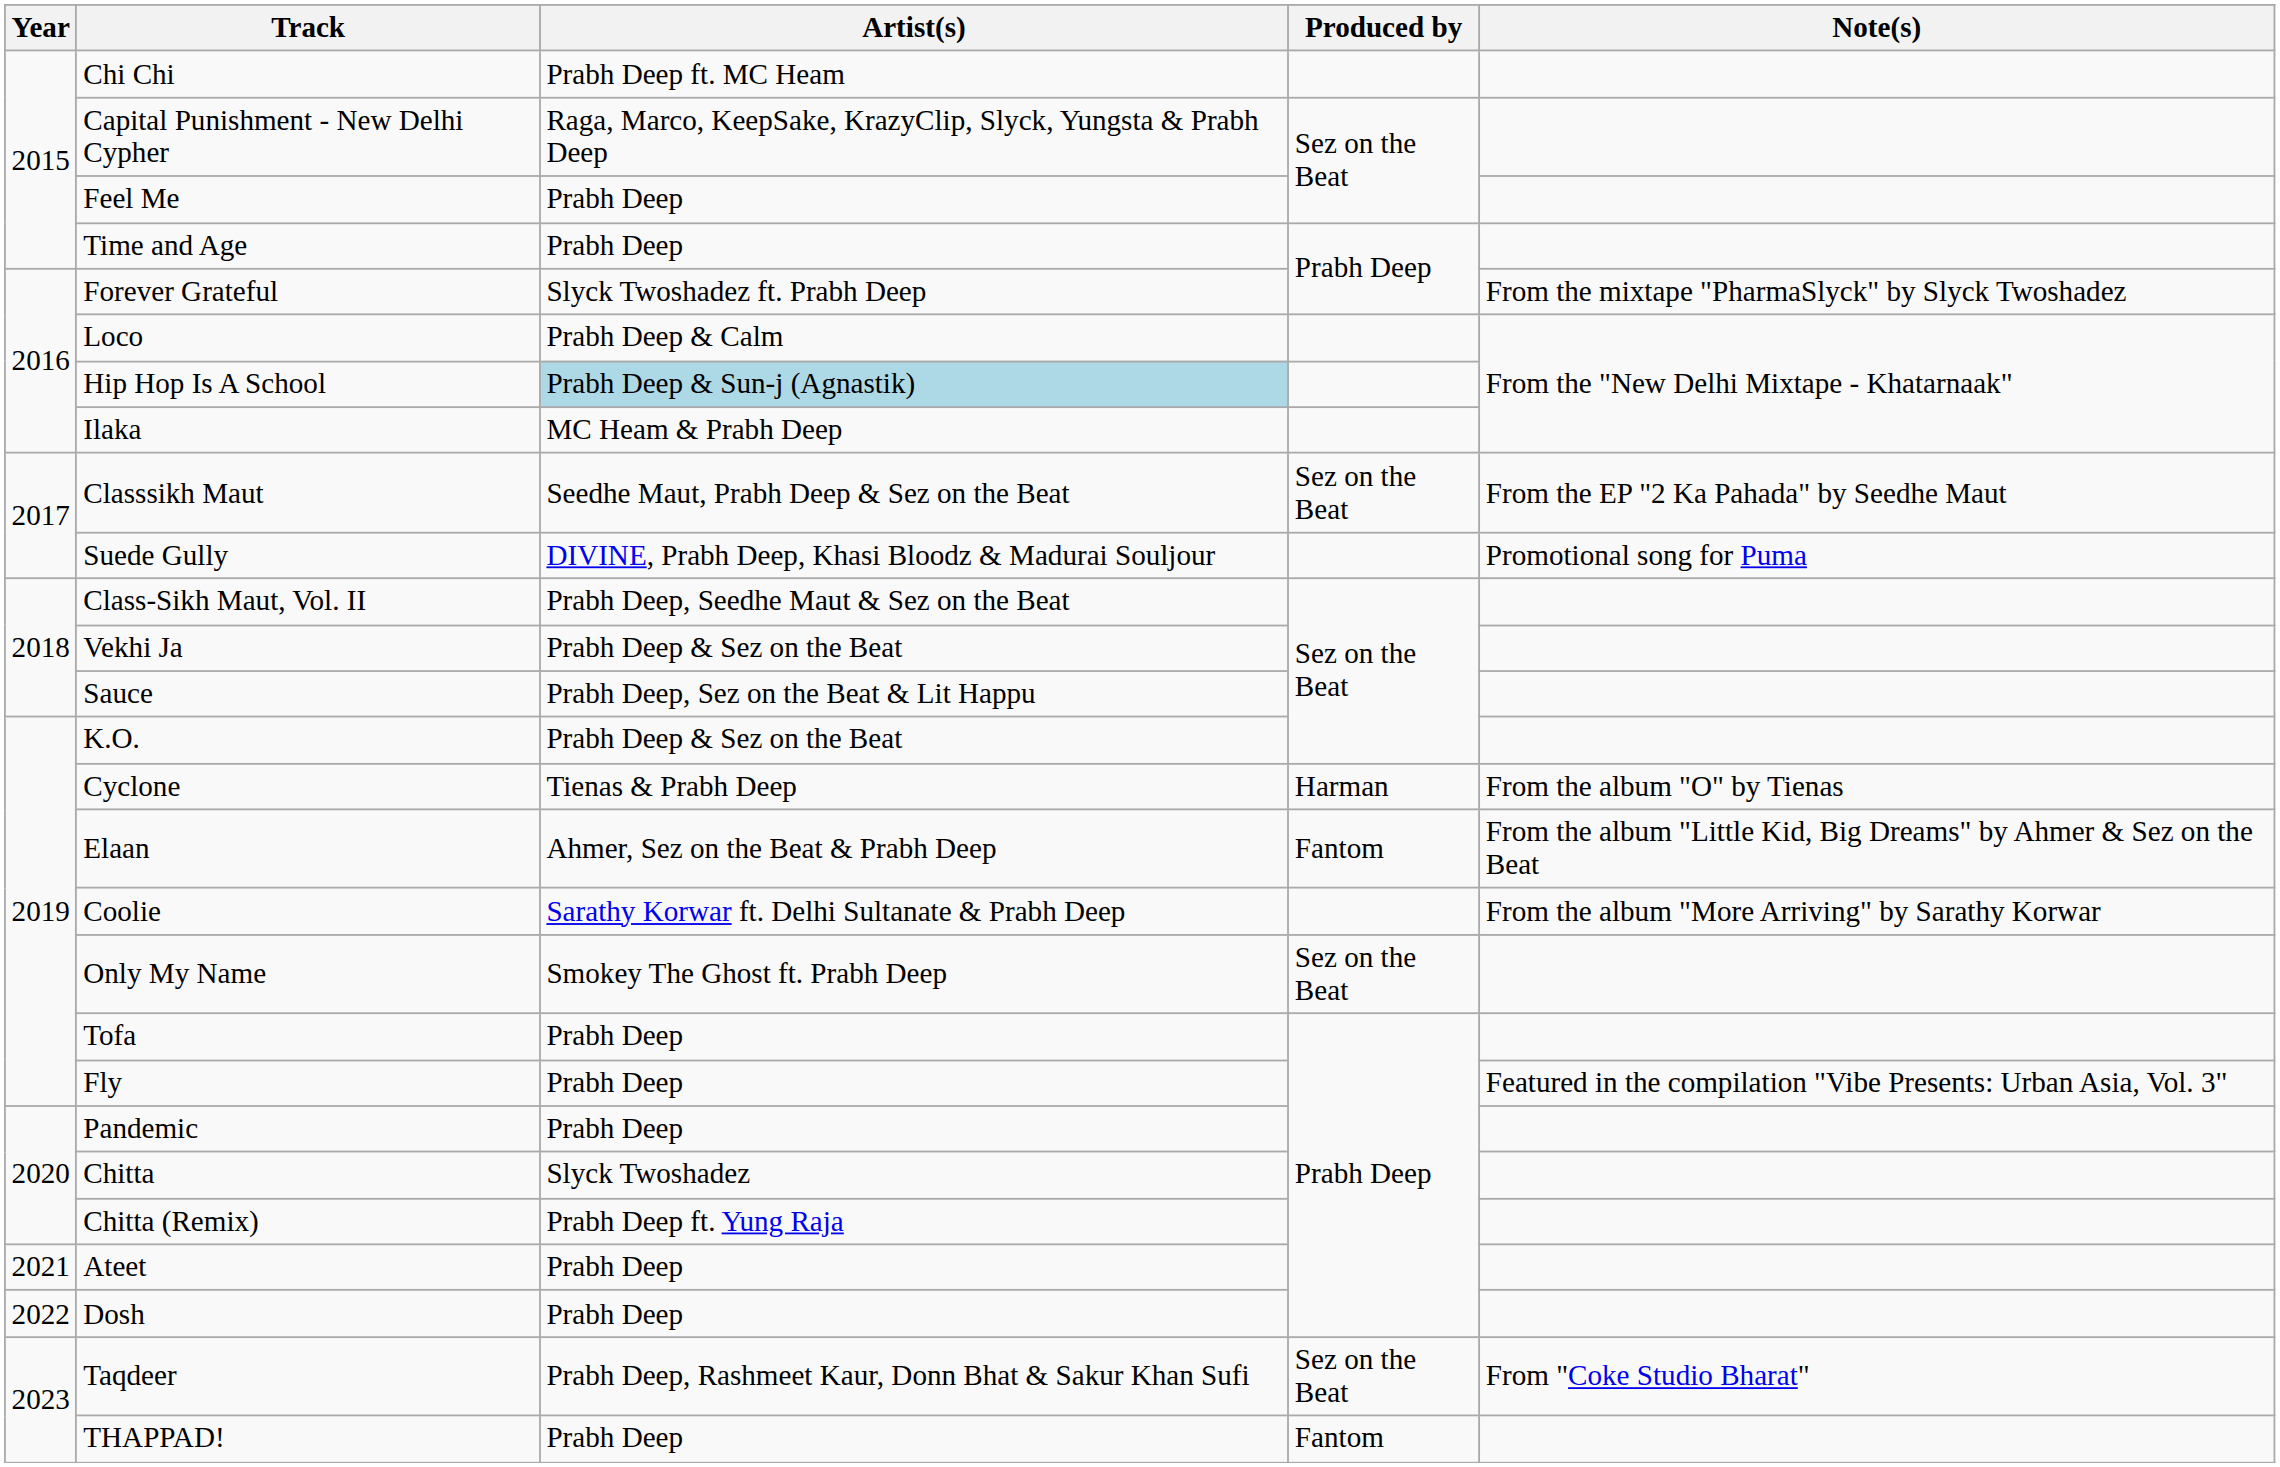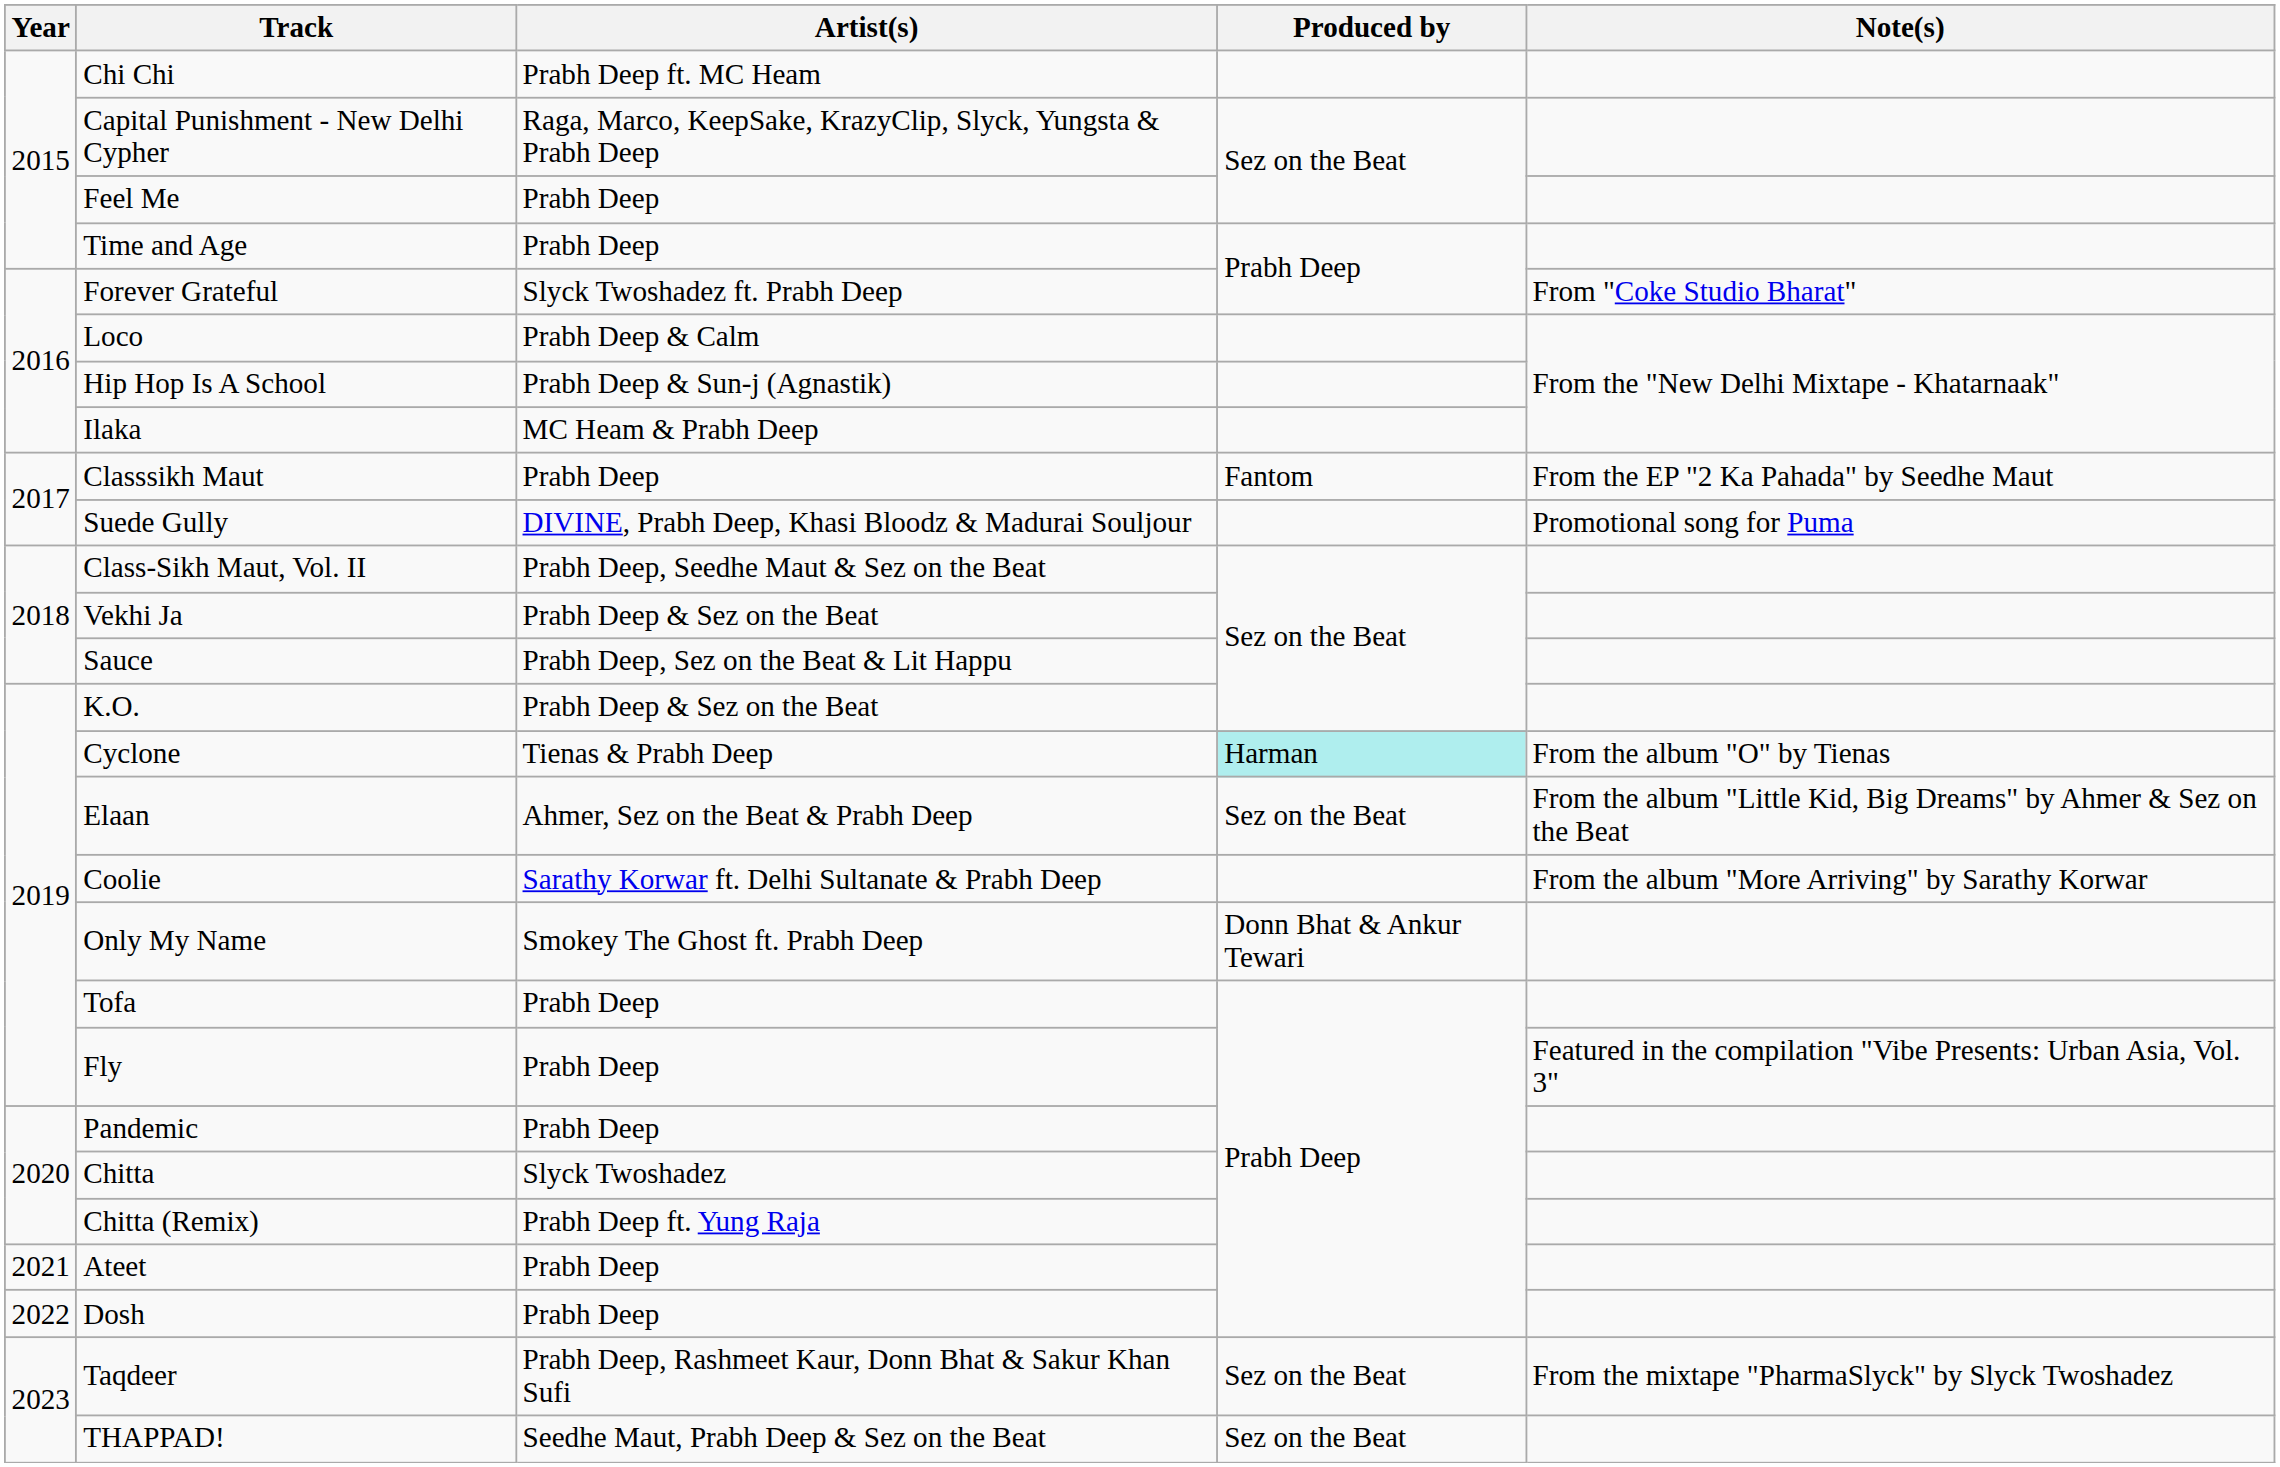(1806, 291) From the mixtape "PharmaSlyck" by Slyck Twoshadez -> (1694, 291) From "Coke Studio Bharat"
(731, 383) lightblue background -> (707, 383) no background
(808, 492) Seedhe Maut, Prabh Deep & Sez on the Beat -> (591, 475) Prabh Deep
(1356, 492) Sez on the Beat -> (1269, 475) Fantom
(1342, 785) no background -> (1271, 753) paleturquoise background
(1339, 848) Fantom -> (1315, 815) Sez on the Beat
(1356, 973) Sez on the Beat -> (1343, 940) Donn Bhat & Ankur Tewari
(1648, 1375) From "Coke Studio Bharat" -> (1853, 1375) From the mixtape "PharmaSlyck" by Slyck Twoshadez
(615, 1438) Prabh Deep -> (784, 1438) Seedhe Maut, Prabh Deep & Sez on the Beat
(1339, 1438) Fantom -> (1315, 1438) Sez on the Beat
